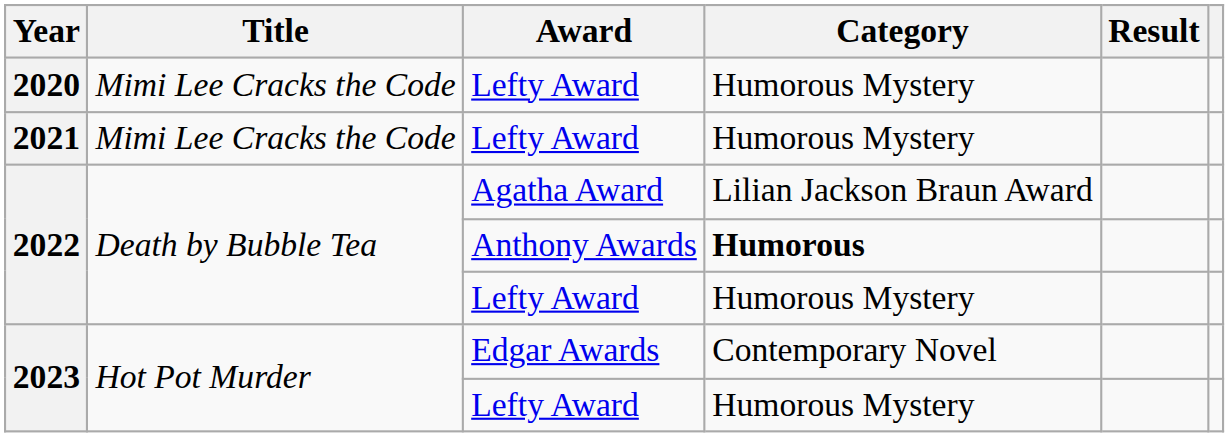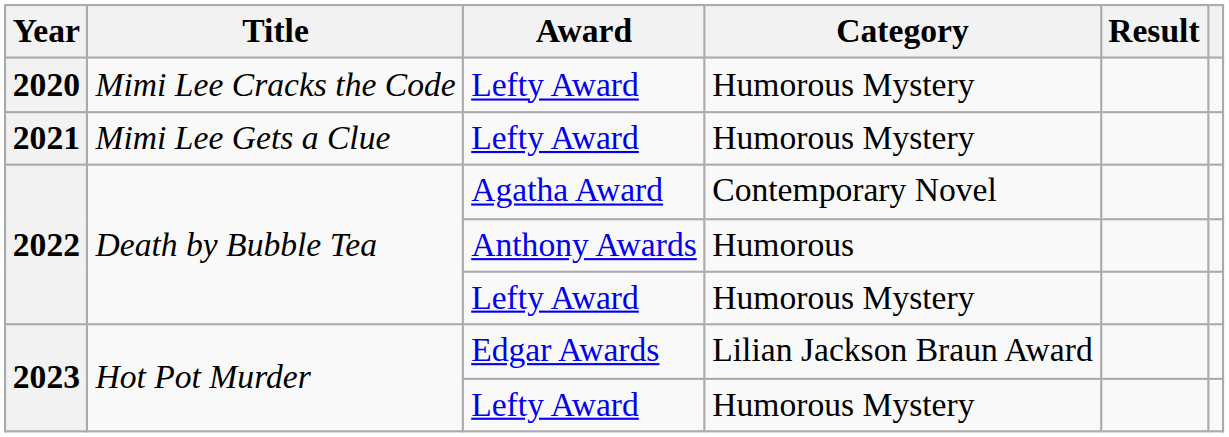(276, 137) Mimi Lee Cracks the Code -> (243, 137) Mimi Lee Gets a Clue
(902, 191) Lilian Jackson Braun Award -> (855, 191) Contemporary Novel
(788, 244) bold -> (783, 244) normal
(855, 350) Contemporary Novel -> (902, 350) Lilian Jackson Braun Award
